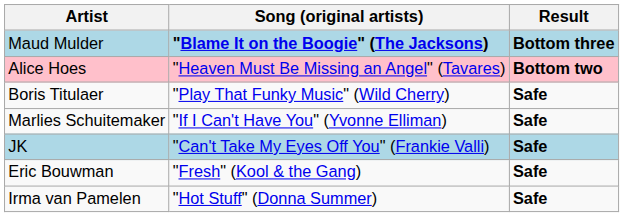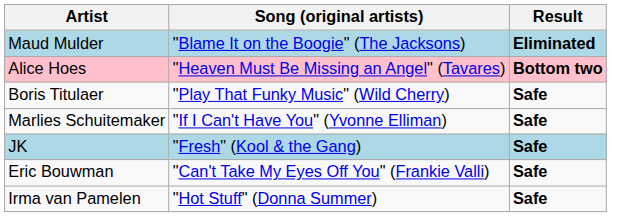(331, 43) bold -> (319, 43) normal
(564, 43) Bottom three -> (554, 43) Eliminated
(331, 146) "Can't Take My Eyes Off You" (Frankie Valli) -> (267, 146) "Fresh" (Kool & the Gang)
(267, 172) "Fresh" (Kool & the Gang) -> (331, 172) "Can't Take My Eyes Off You" (Frankie Valli)
